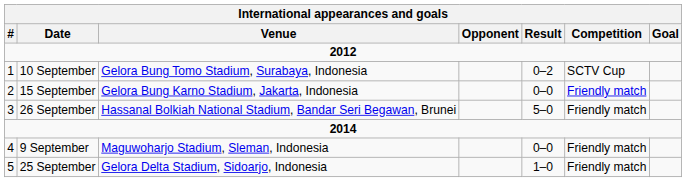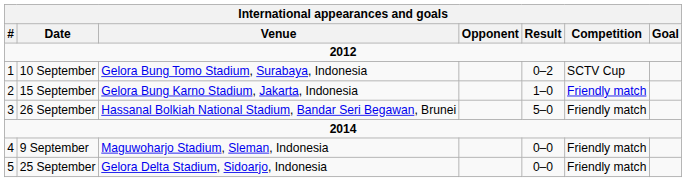(543, 91) 0–0 -> (543, 91) 1–0
(543, 167) 1–0 -> (543, 167) 0–0
